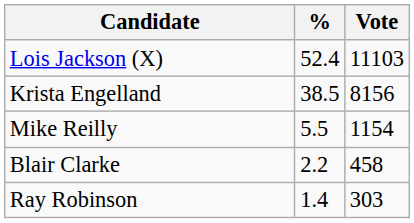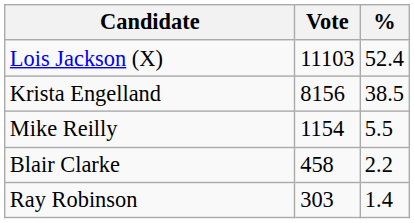columns swapped: (377, 22) <-> (320, 22)
